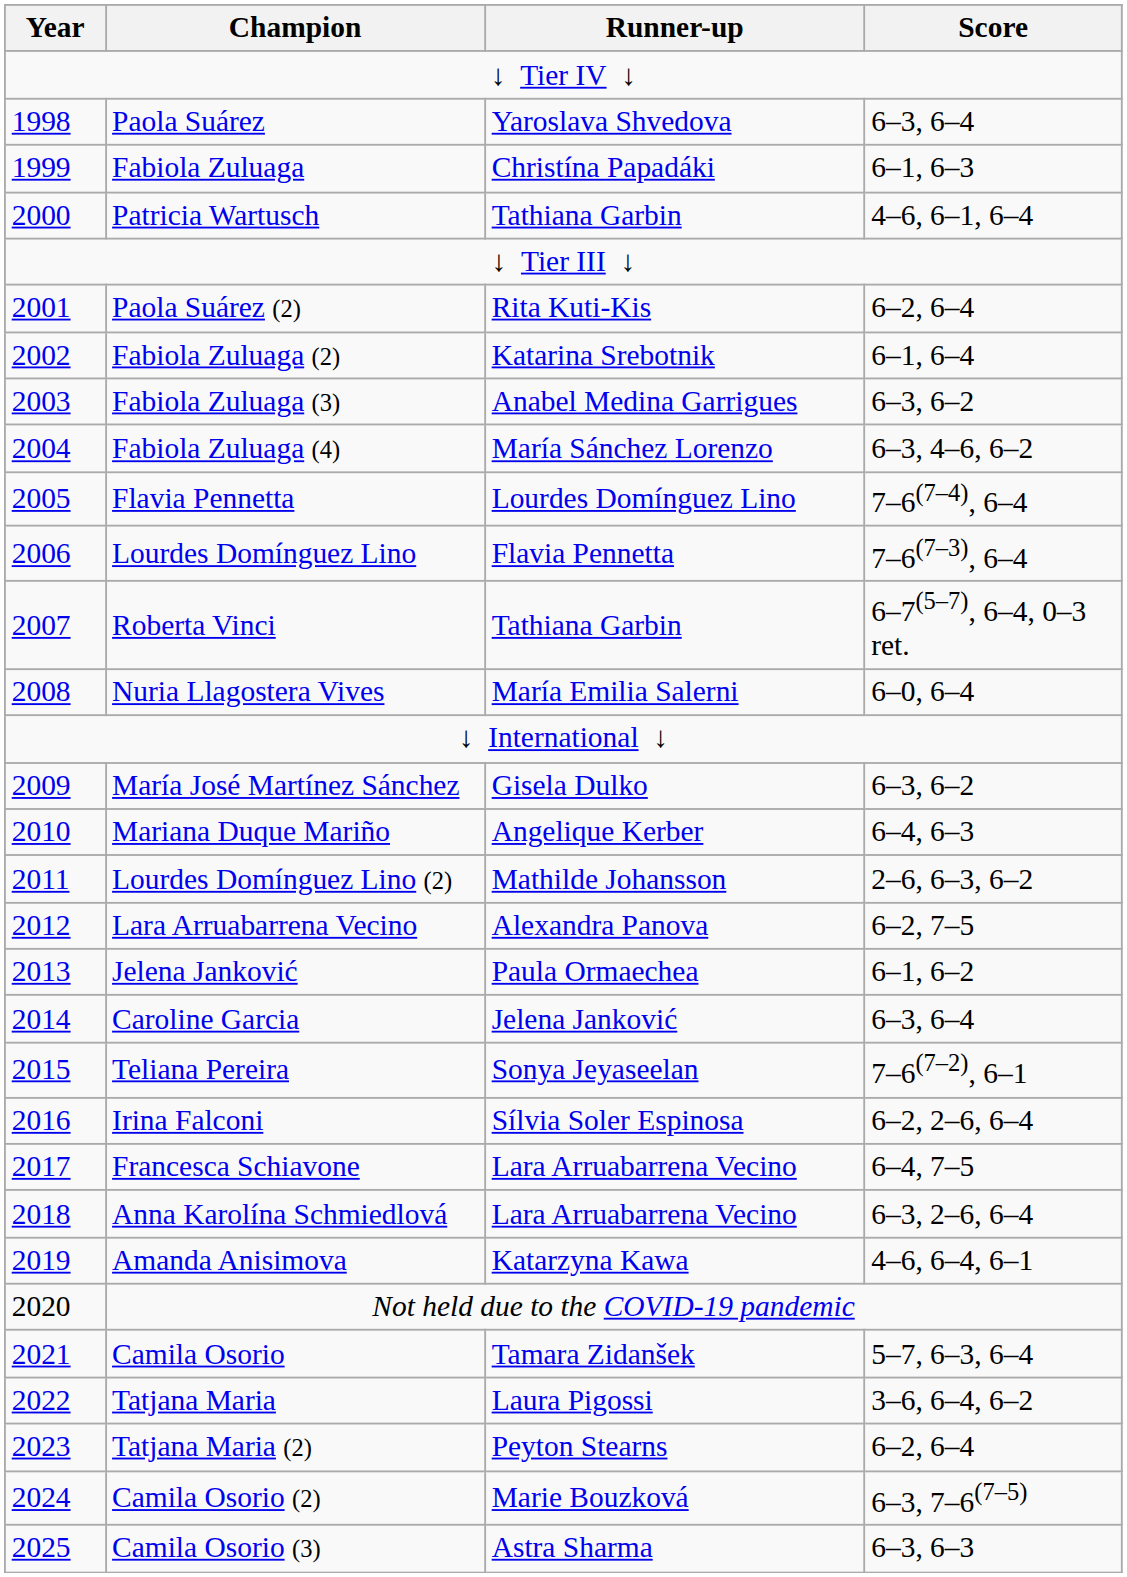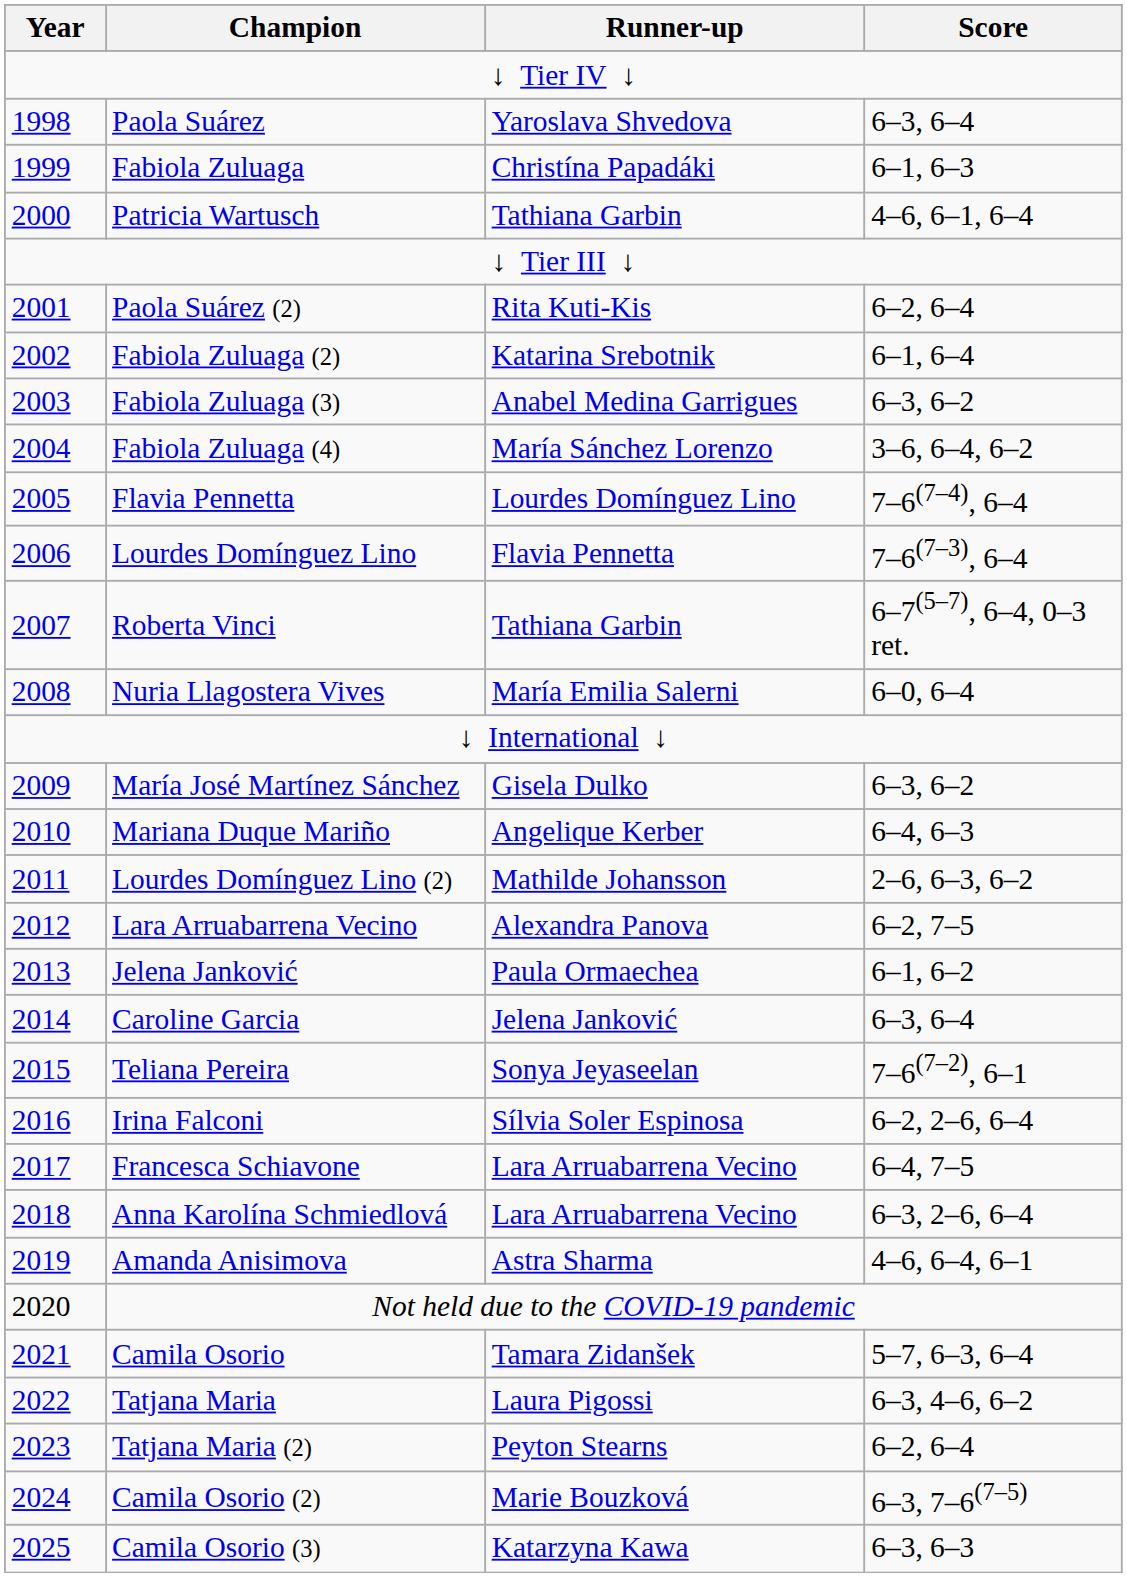(952, 448) 6–3, 4–6, 6–2 -> (952, 448) 3–6, 6–4, 6–2
(590, 1260) Katarzyna Kawa -> (572, 1260) Astra Sharma
(952, 1400) 3–6, 6–4, 6–2 -> (952, 1400) 6–3, 4–6, 6–2
(572, 1548) Astra Sharma -> (590, 1548) Katarzyna Kawa
